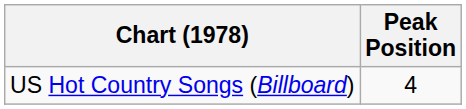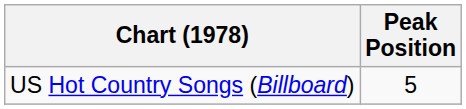(411, 85) 4 -> (411, 85) 5
